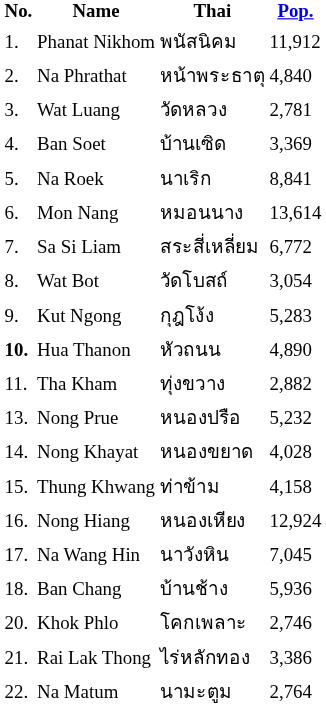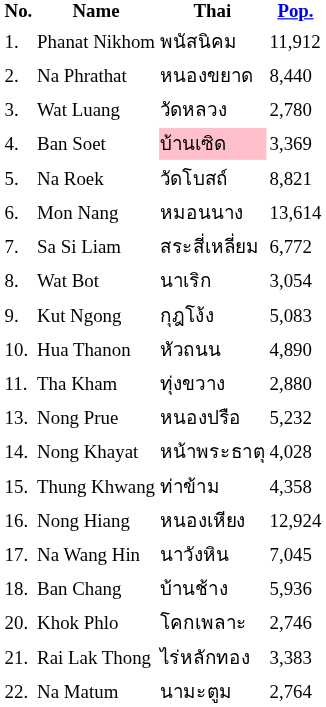(212, 75) หน้าพระธาตุ -> (206, 75) หนองขยาด
(291, 75) 4,840 -> (291, 75) 8,440
(291, 109) 2,781 -> (291, 109) 2,780
(193, 144) no background -> (193, 144) pink background
(186, 178) นาเริก -> (194, 178) วัดโบสถ์
(291, 178) 8,841 -> (291, 178) 8,821
(194, 281) วัดโบสถ์ -> (186, 281) นาเริก
(291, 314) 5,283 -> (291, 314) 5,083
(16, 349) bold -> (16, 349) normal
(291, 383) 2,882 -> (291, 383) 2,880
(206, 452) หนองขยาด -> (212, 452) หน้าพระธาตุ
(291, 486) 4,158 -> (291, 486) 4,358
(291, 657) 3,386 -> (291, 657) 3,383
